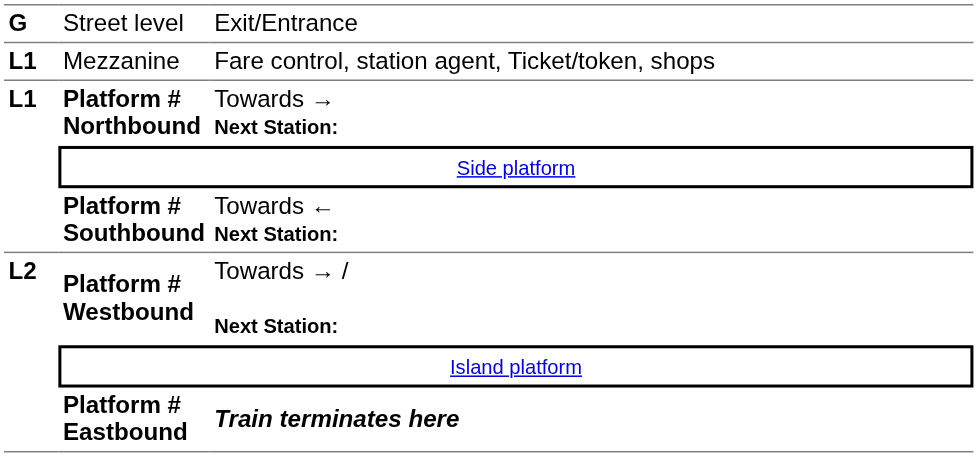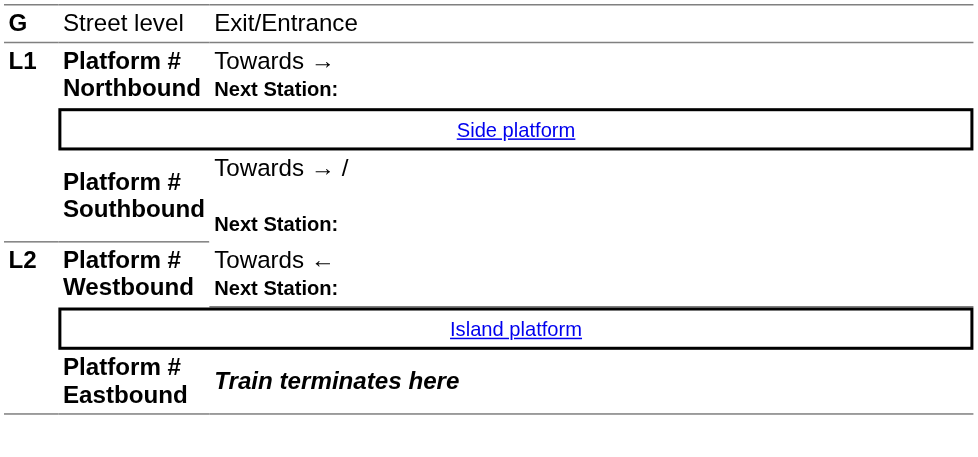- row: (121, 61)
(276, 219) Towards ← Next Station: -> (281, 195) Towards → / Next Station:
(281, 298) Towards → / Next Station: -> (276, 274) Towards ← Next Station:
